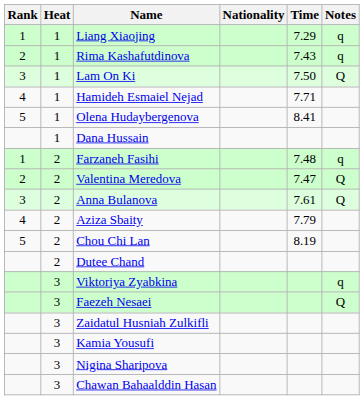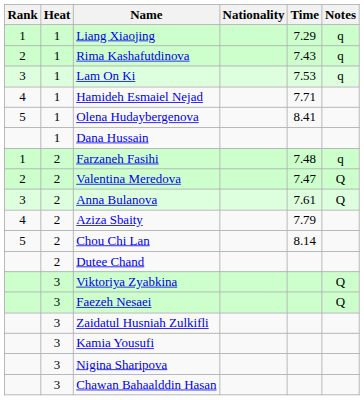(305, 76) 7.50 -> (305, 76) 7.53
(340, 76) Q -> (340, 76) q
(305, 240) 8.19 -> (305, 240) 8.14
(340, 281) q -> (340, 281) Q
